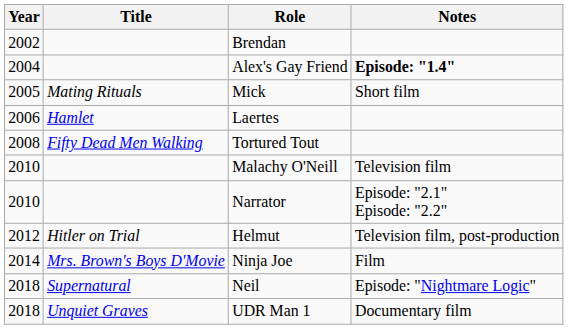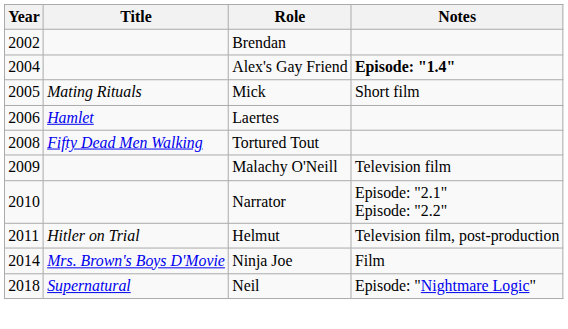(24, 167) 2010 -> (24, 167) 2009
(24, 235) 2012 -> (24, 235) 2011
- row: (271, 311)
